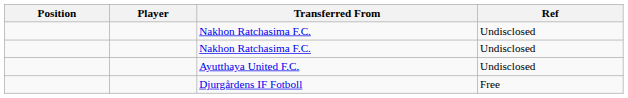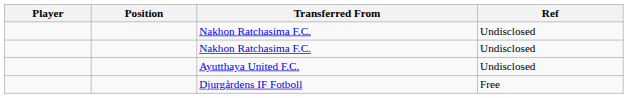columns swapped: (57, 13) <-> (153, 13)
